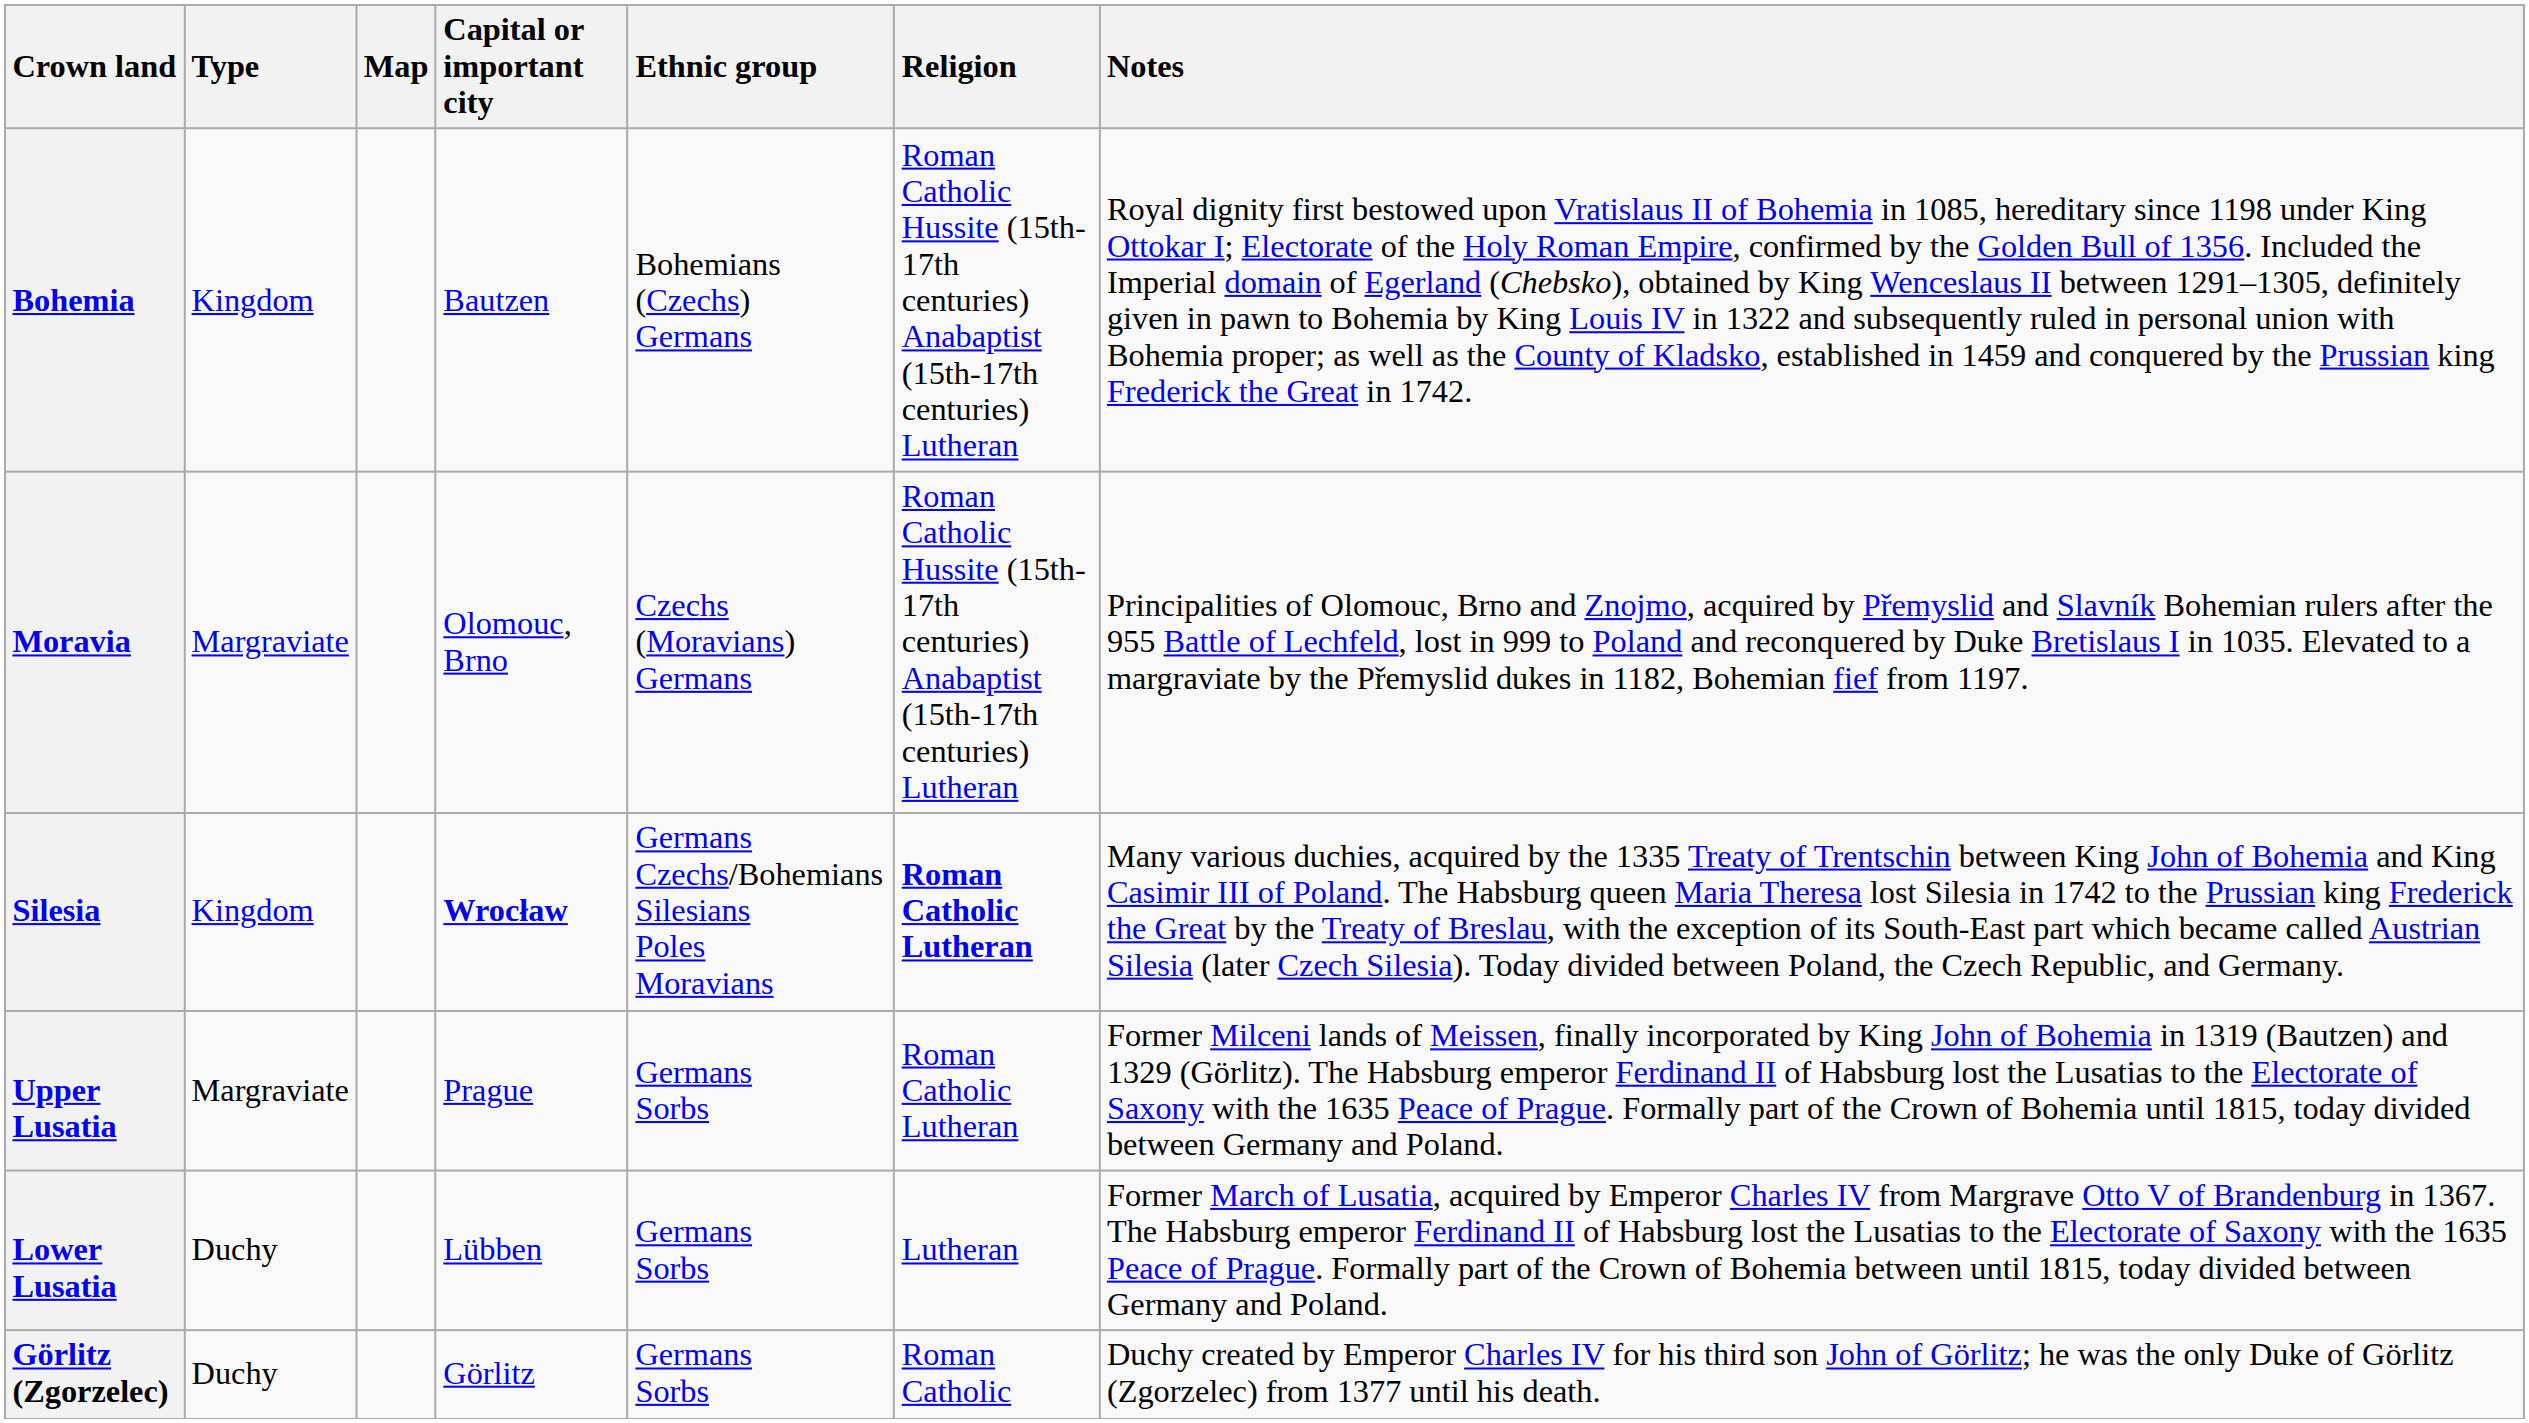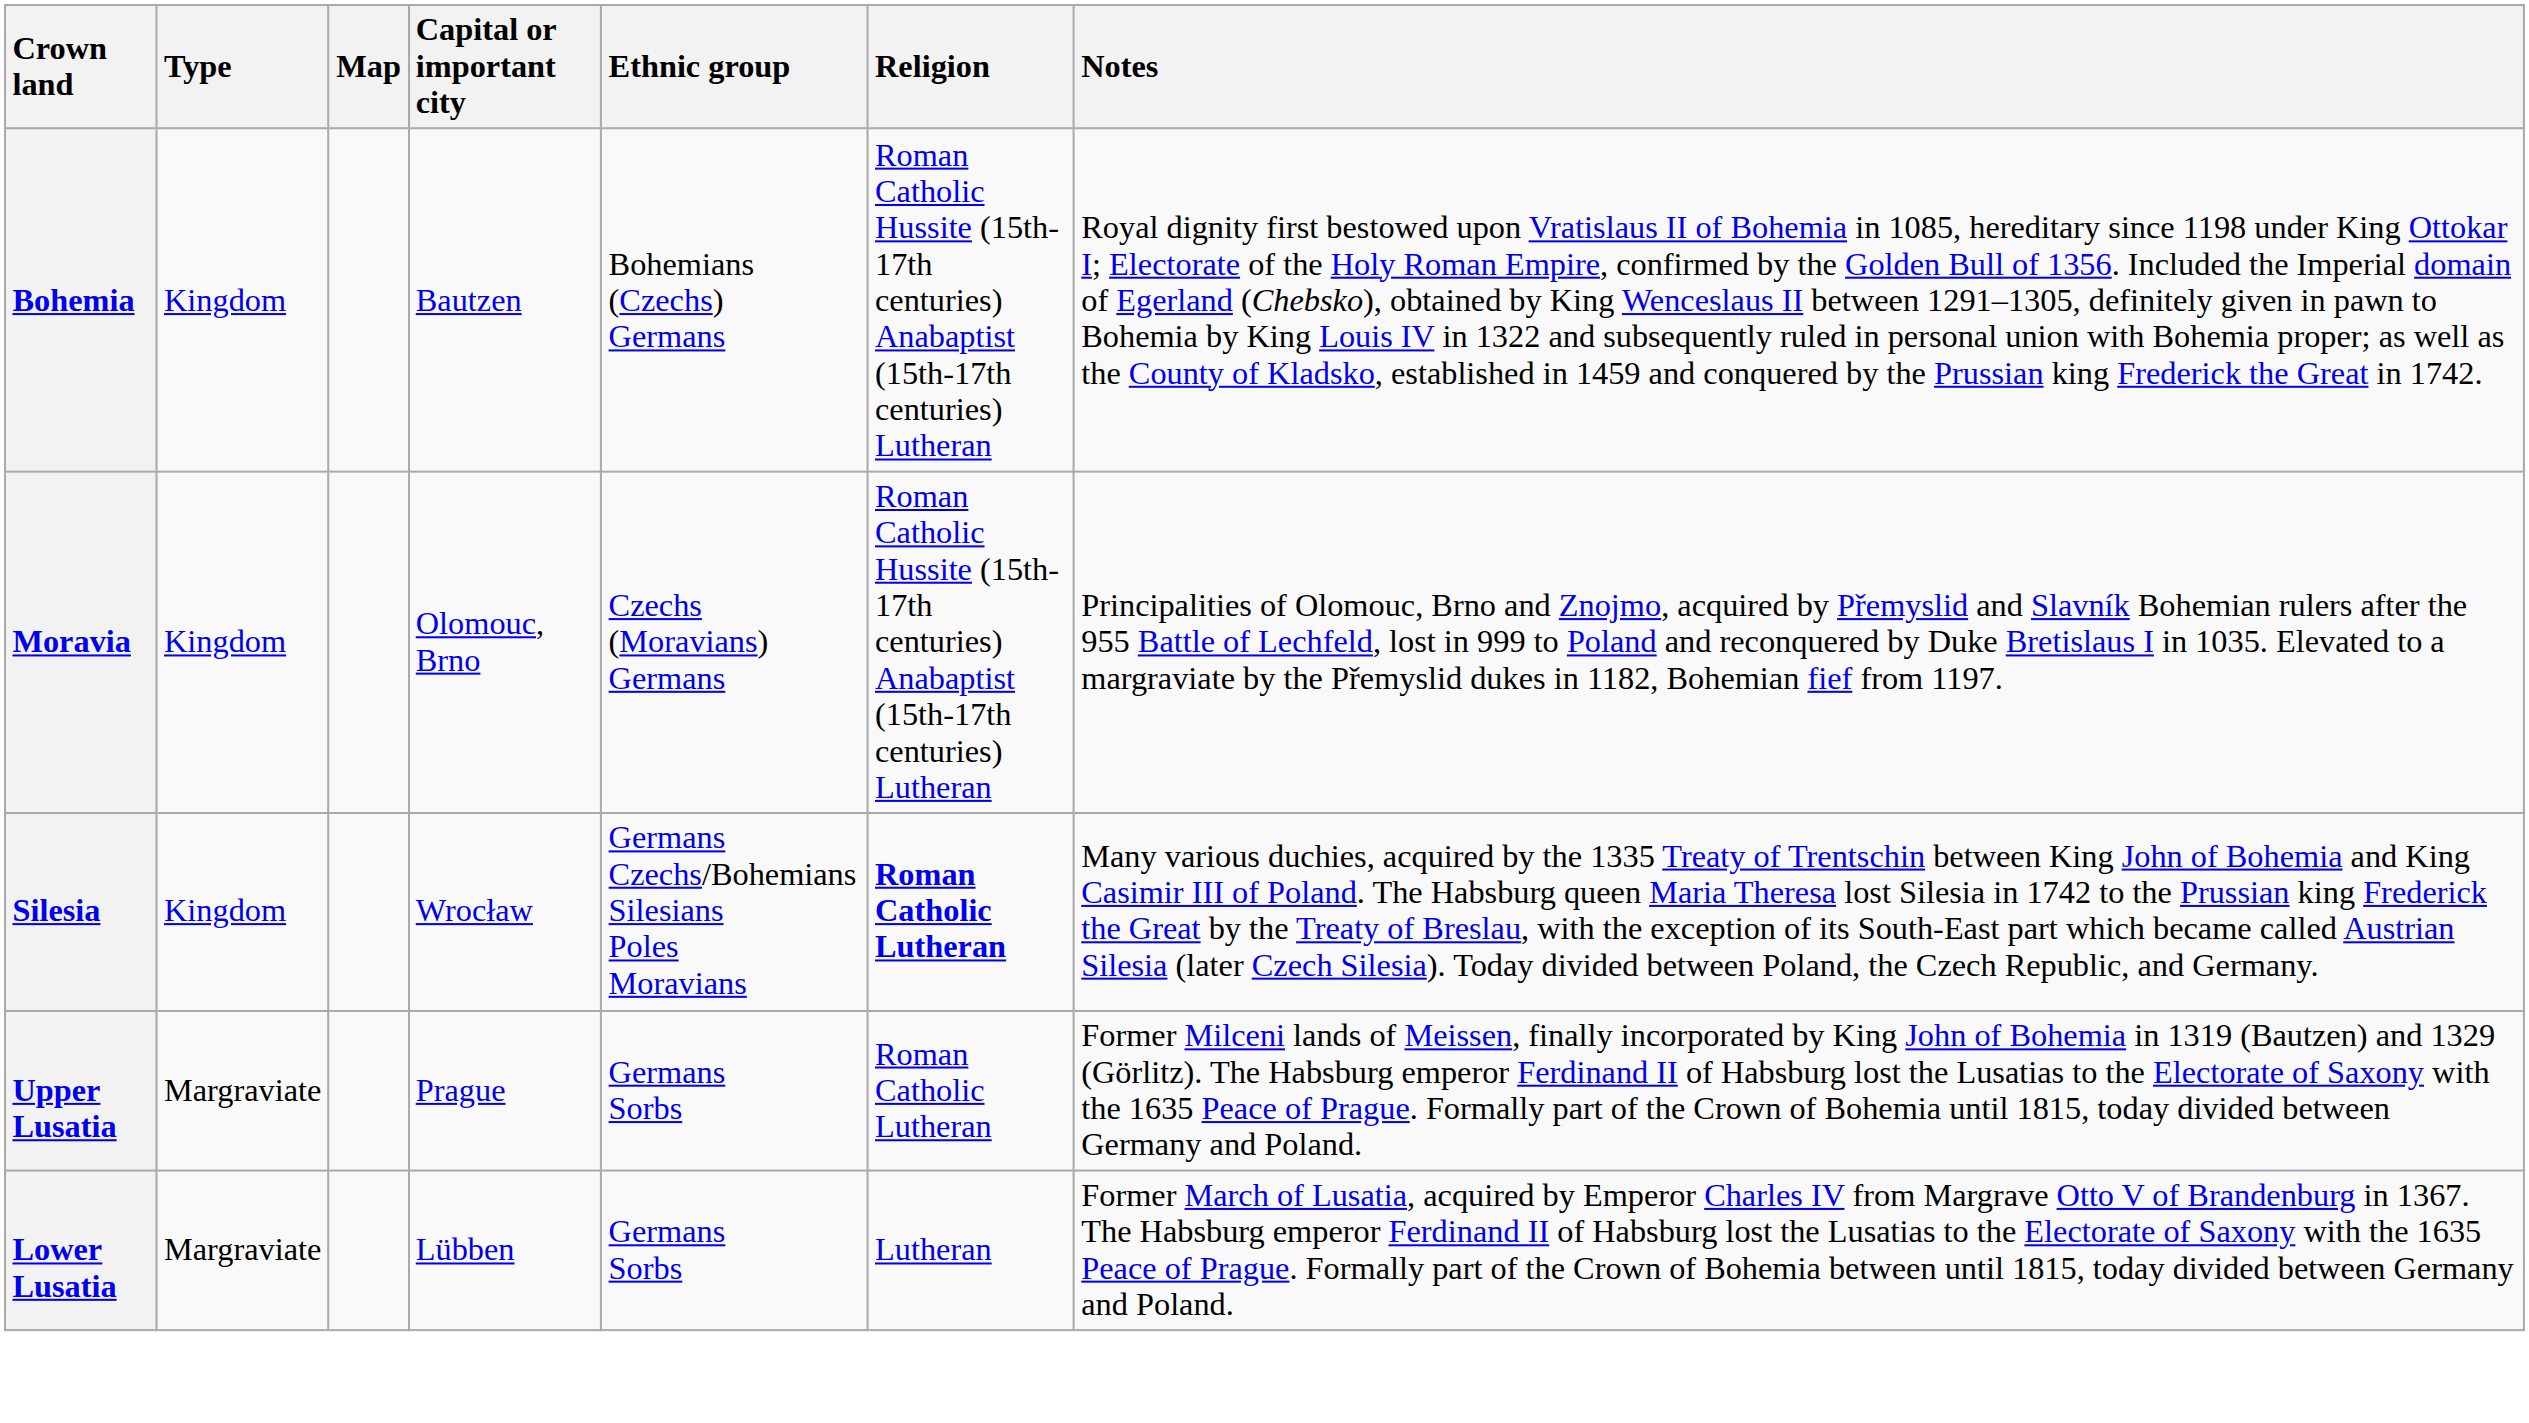(270, 641) Margraviate -> (225, 641) Kingdom
(506, 911) bold -> (474, 911) normal
(235, 1249) Duchy -> (243, 1249) Margraviate
- row: (91, 1373)
